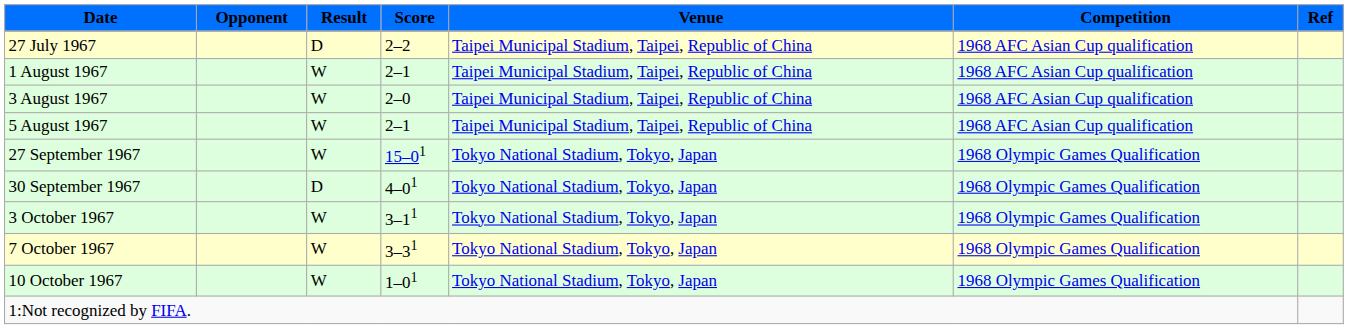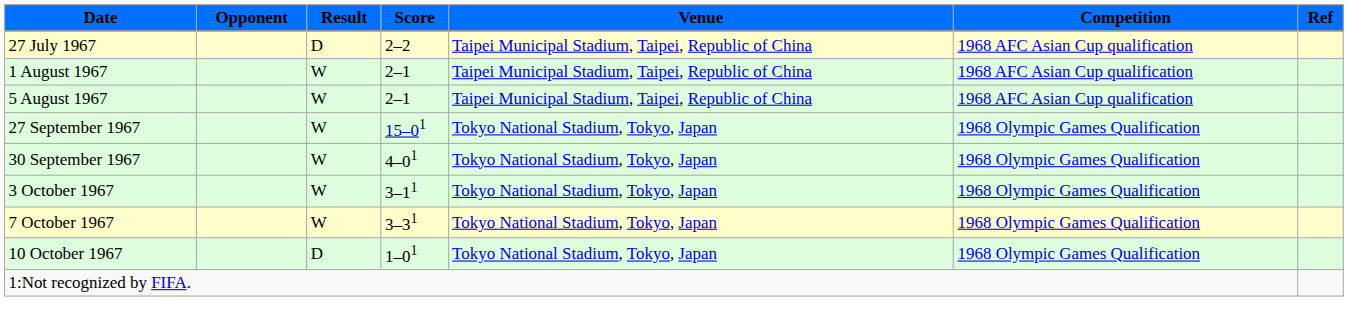- row: (58, 98)
(317, 186) D -> (319, 159) W
(319, 280) W -> (317, 253) D
